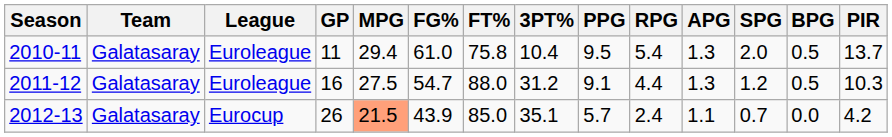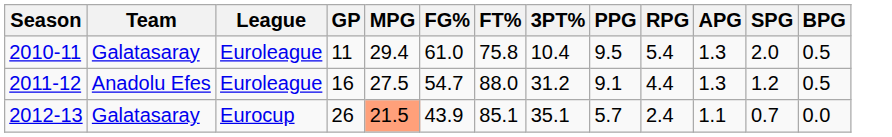- column: (863, 20)
(146, 83) Galatasaray -> (151, 83) Anadolu Efes
(488, 115) 85.0 -> (499, 115) 85.1
